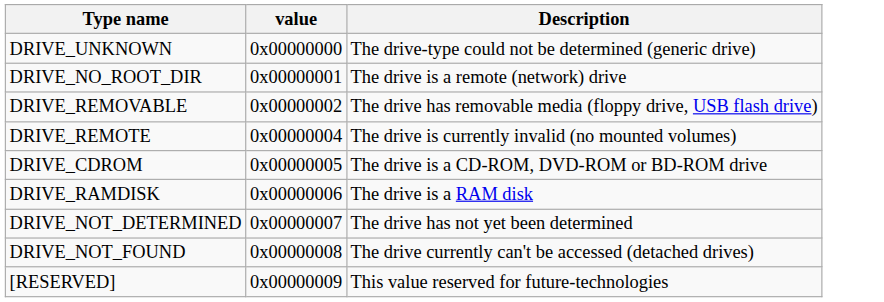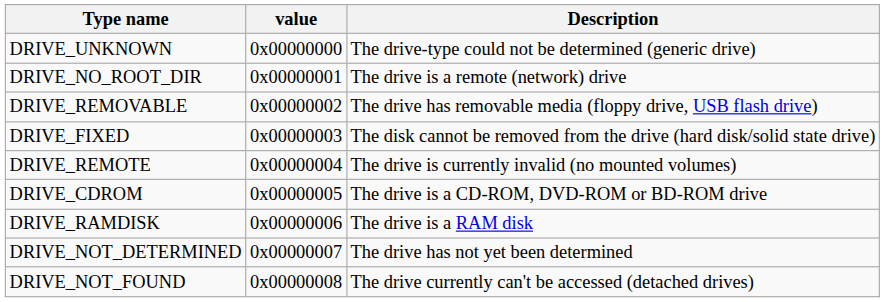+ row: (69, 135)
- row: (63, 281)
